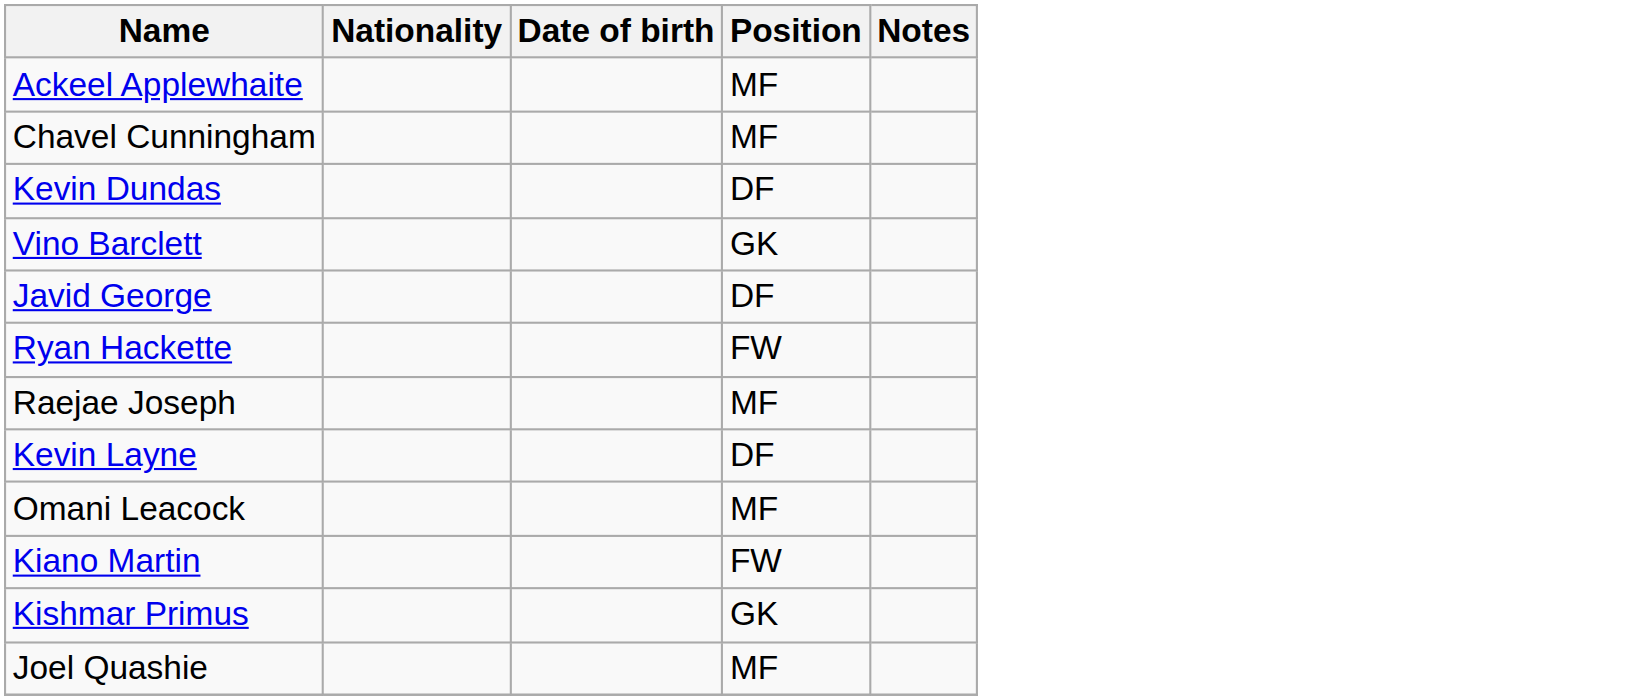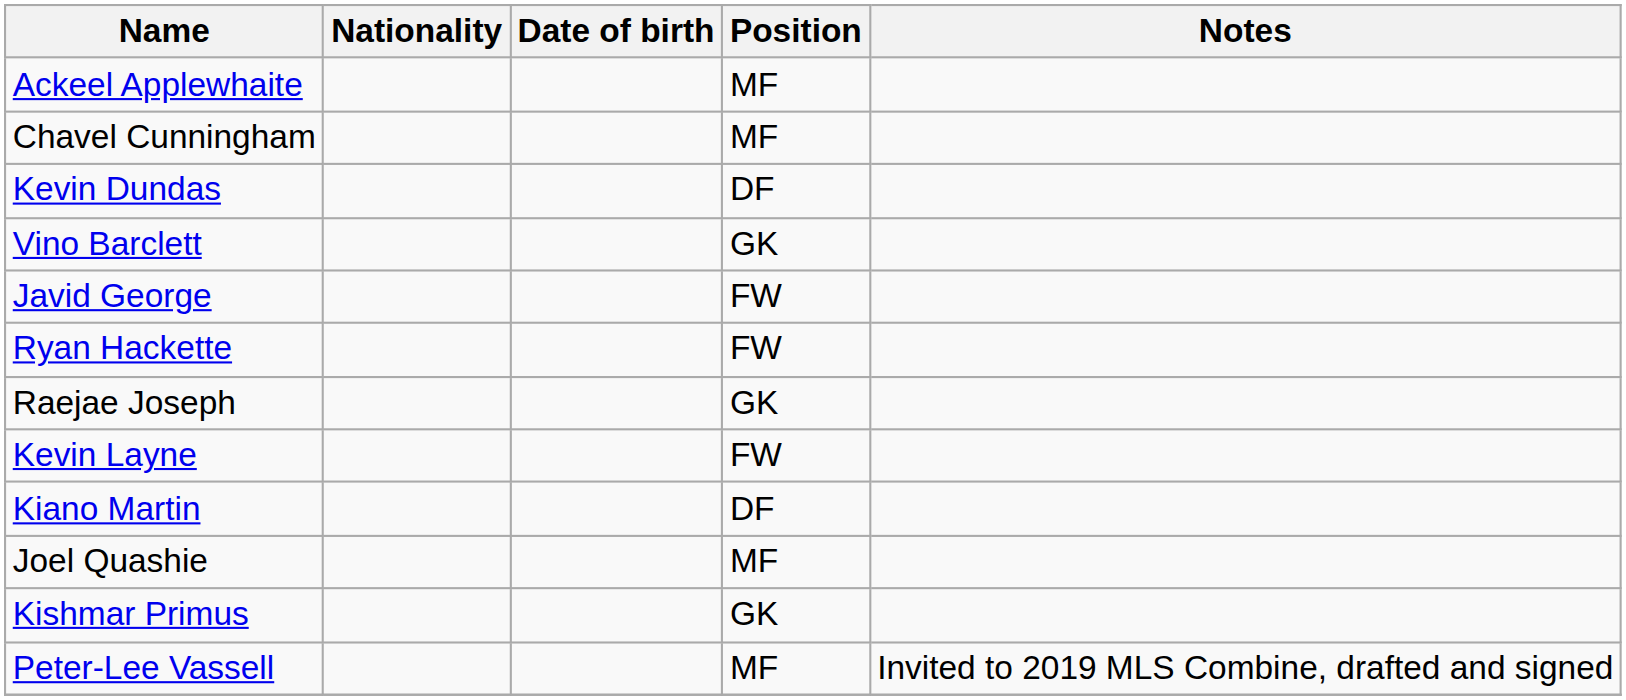(752, 296) DF -> (756, 296) FW
(754, 402) MF -> (754, 402) GK
(752, 455) DF -> (756, 455) FW
- row: (129, 508)
(756, 561) FW -> (752, 508) DF
rows swapped: (131, 614) <-> (110, 667)
+ row: (143, 667)
